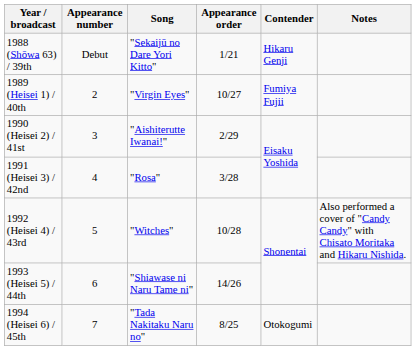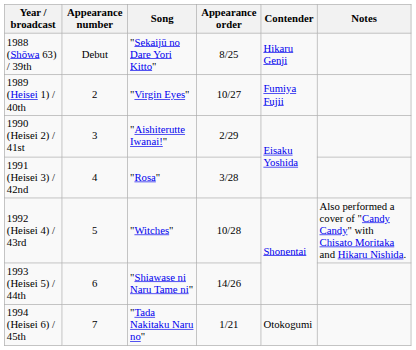(229, 54) 1/21 -> (229, 54) 8/25
(229, 324) 8/25 -> (229, 324) 1/21
